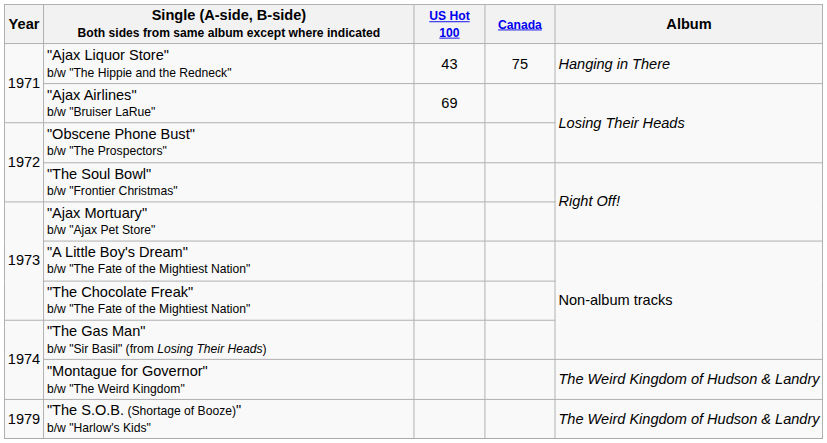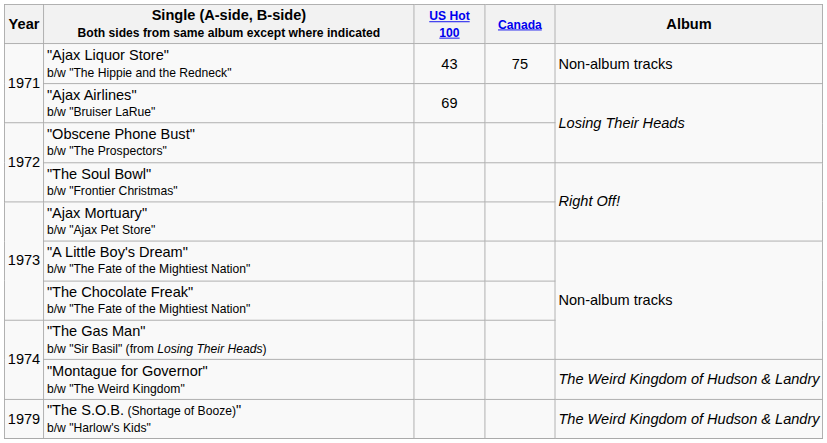(614, 63) Hanging in There -> (615, 63) Non-album tracks
